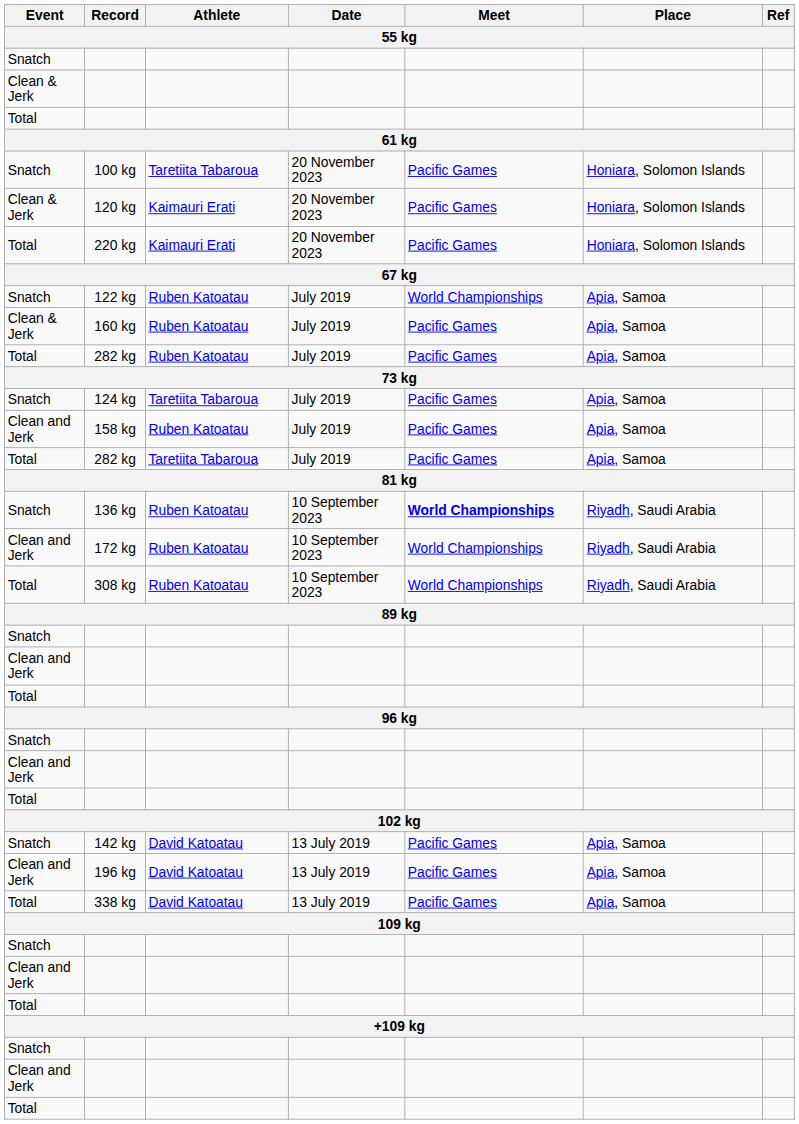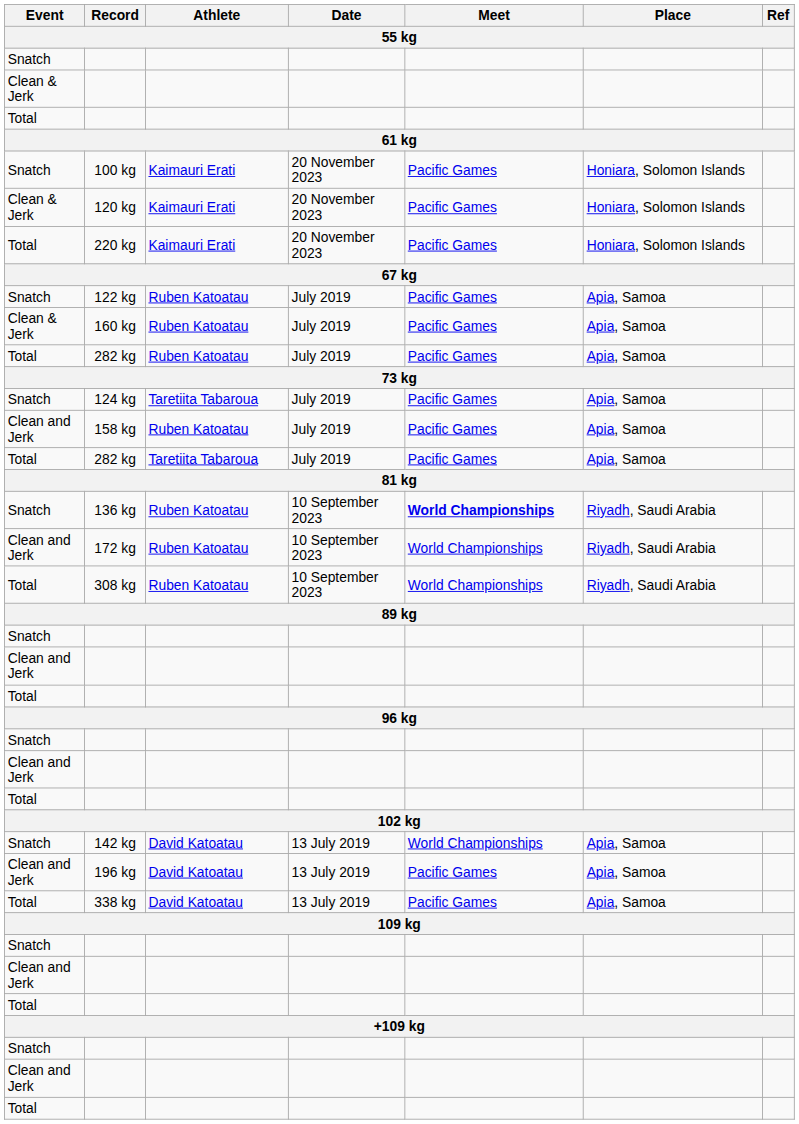(203, 170) Taretiita Tabaroua -> (192, 170) Kaimauri Erati
(475, 296) World Championships -> (452, 296) Pacific Games
(452, 843) Pacific Games -> (475, 843) World Championships
